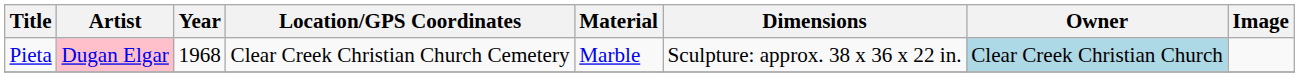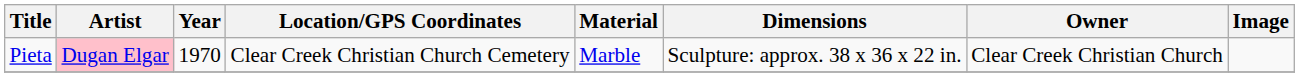(200, 54) 1968 -> (200, 54) 1970
(1097, 54) lightblue background -> (1097, 54) no background
